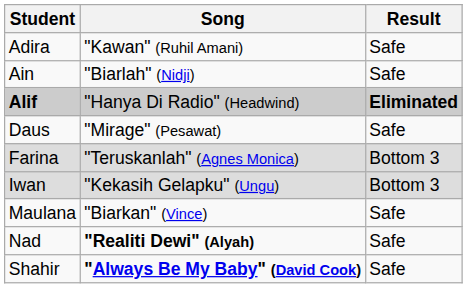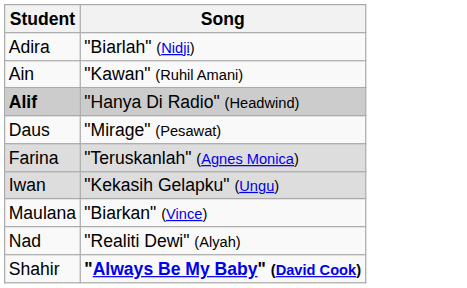- column: (414, 19)
(164, 47) "Kawan" (Ruhil Amani) -> (139, 47) "Biarlah" (Nidji)
(139, 74) "Biarlah" (Nidji) -> (164, 74) "Kawan" (Ruhil Amani)
(169, 241) bold -> (163, 241) normal
